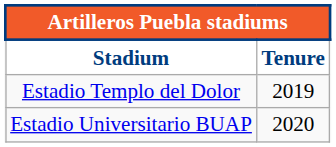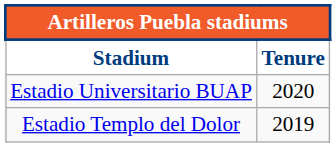rows swapped: (131, 90) <-> (131, 124)
